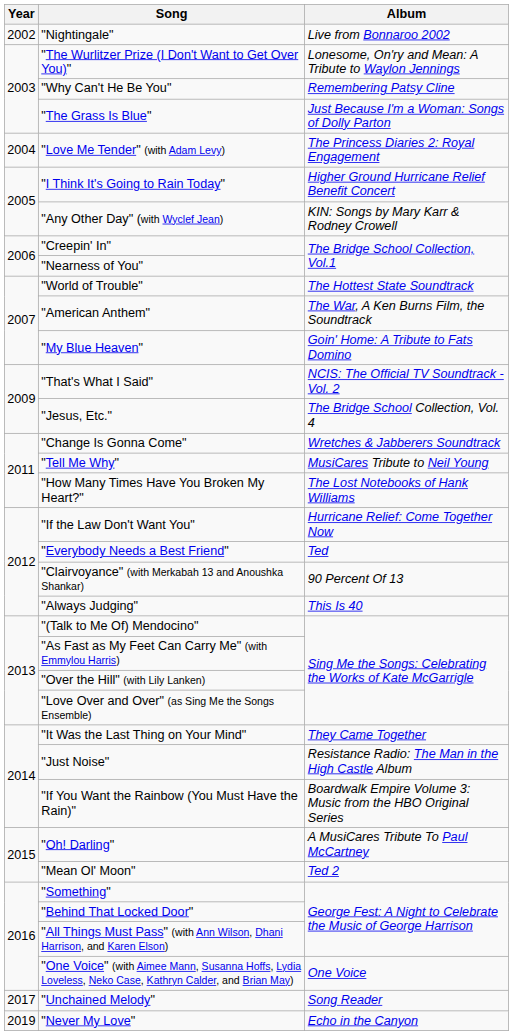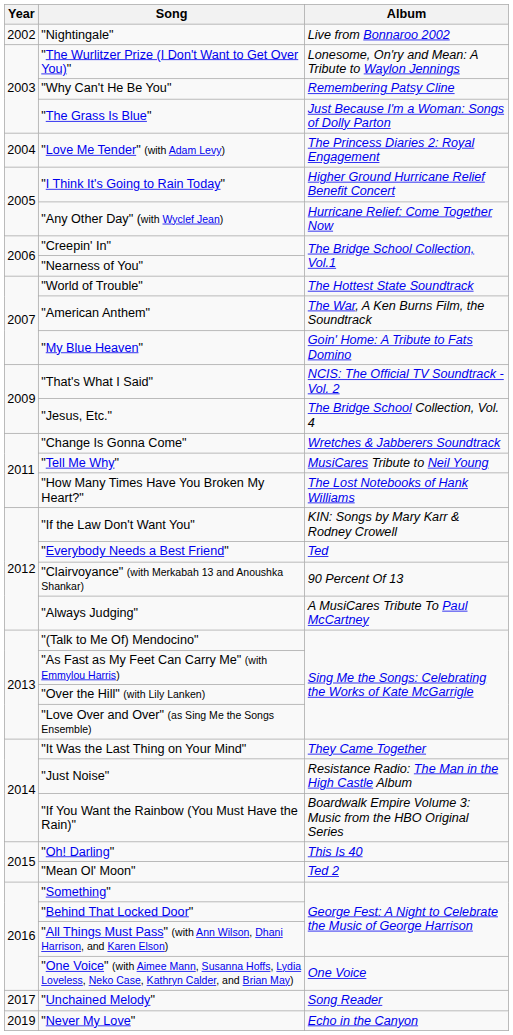(384, 218) KIN: Songs by Mary Karr & Rodney Crowell -> (400, 218) Hurricane Relief: Come Together Now
(400, 524) Hurricane Relief: Come Together Now -> (384, 524) KIN: Songs by Mary Karr & Rodney Crowell
(335, 606) This Is 40 -> (388, 613) A MusiCares Tribute To Paul McCartney
(388, 844) A MusiCares Tribute To Paul McCartney -> (335, 851) This Is 40
